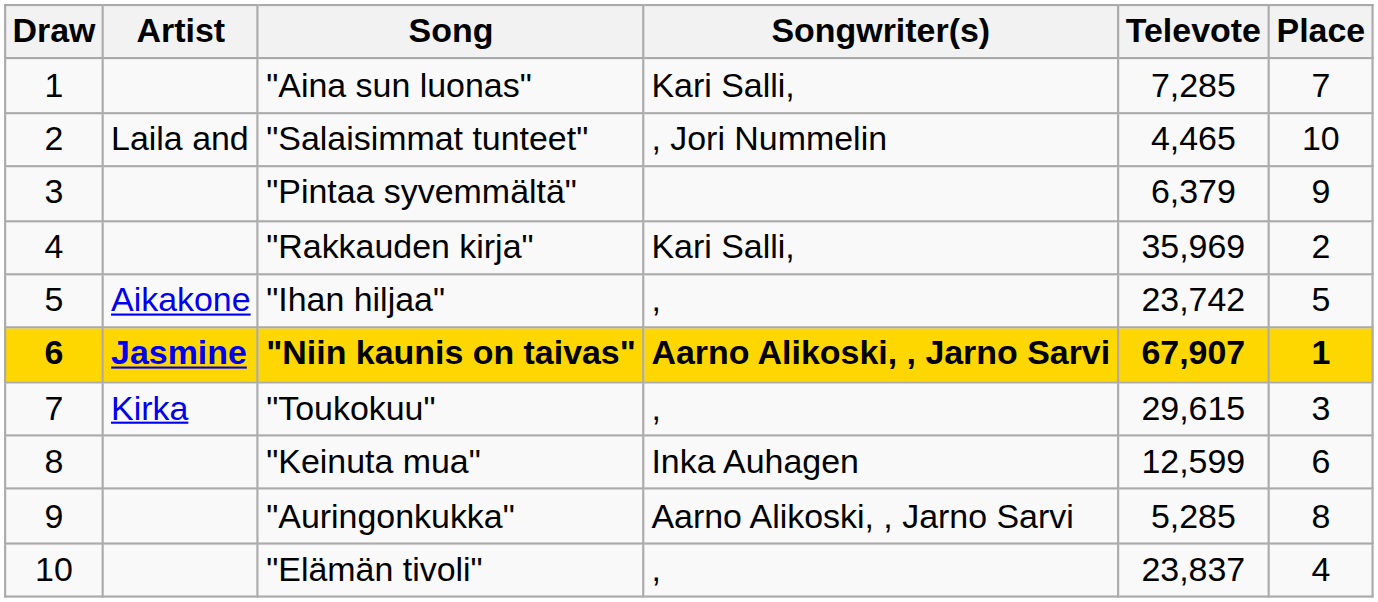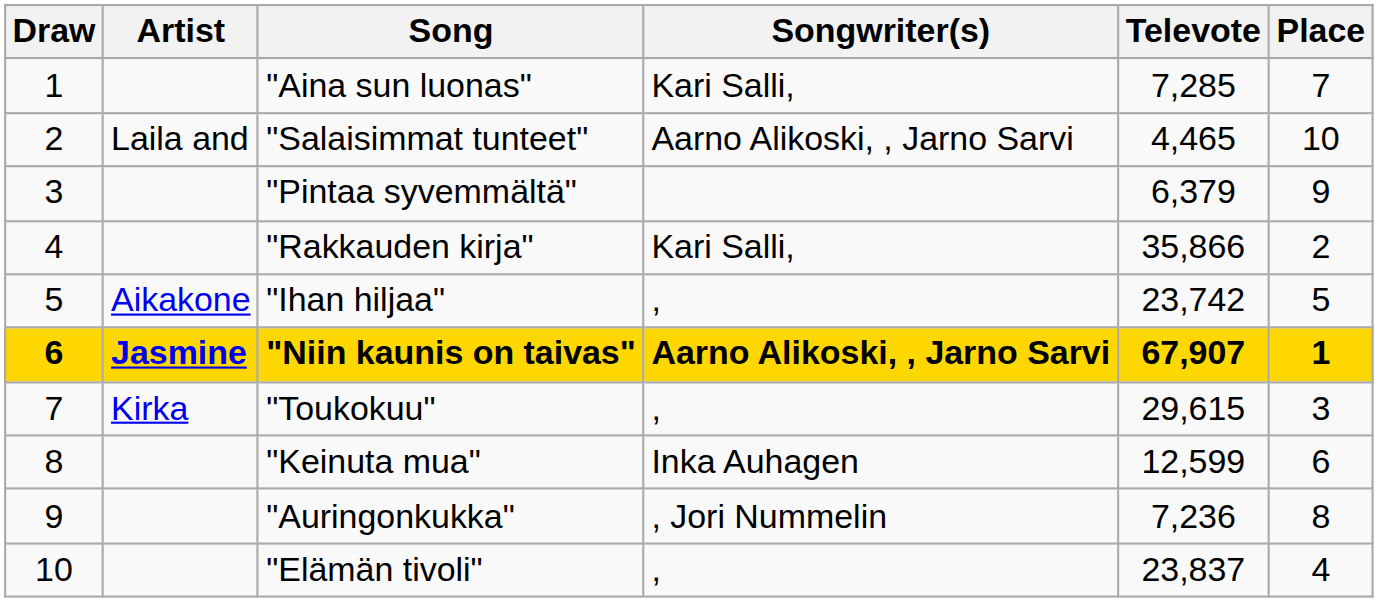(769, 138) , Jori Nummelin -> (863, 138) Aarno Alikoski, , Jarno Sarvi
(1193, 246) 35,969 -> (1193, 246) 35,866
(863, 515) Aarno Alikoski, , Jarno Sarvi -> (769, 515) , Jori Nummelin
(1193, 515) 5,285 -> (1193, 515) 7,236
